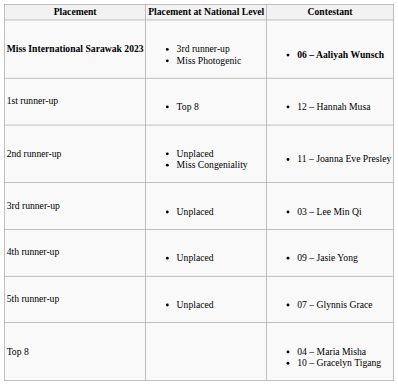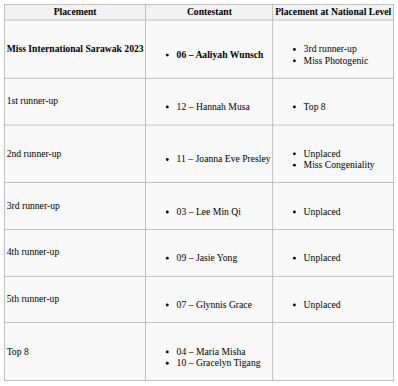columns swapped: (330, 12) <-> (206, 12)
